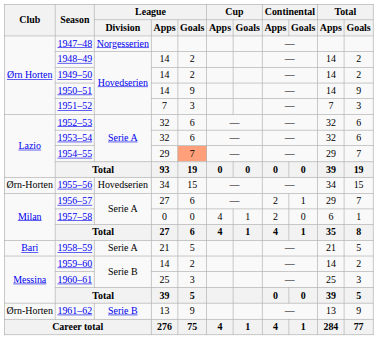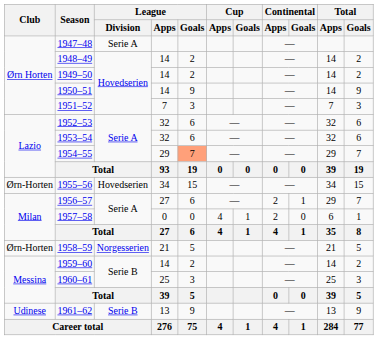(123, 43) Norgesserien -> (123, 43) Serie A
(30, 248) Bari -> (30, 248) Ørn-Horten
(123, 248) Serie A -> (123, 248) Norgesserien
(30, 311) Ørn-Horten -> (30, 311) Udinese
